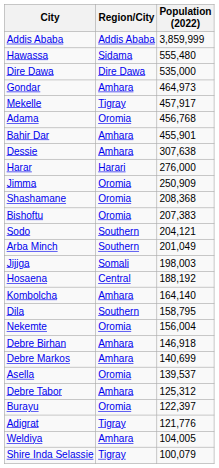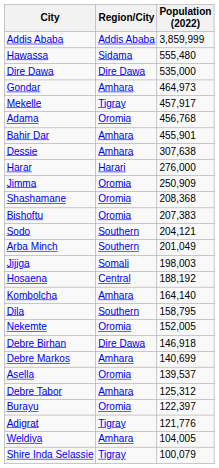(178, 327) 156,004 -> (178, 327) 152,005
(116, 343) Amhara -> (122, 343) Dire Dawa
